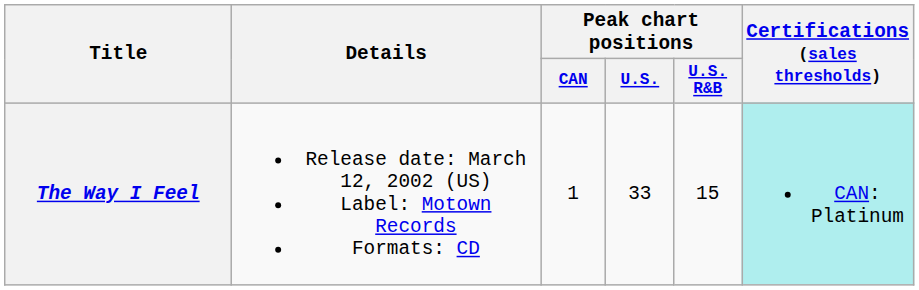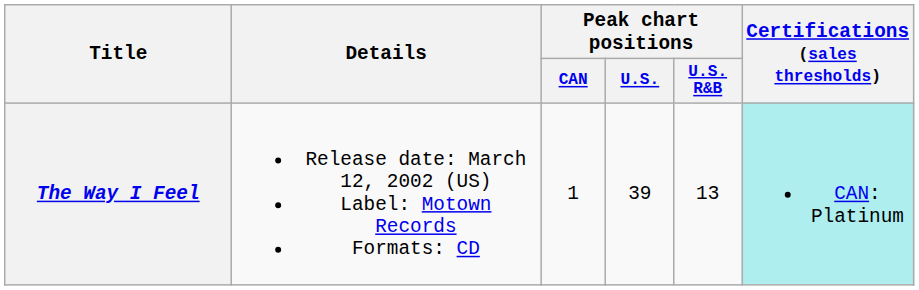(640, 193) 33 -> (640, 193) 39
(708, 193) 15 -> (708, 193) 13
